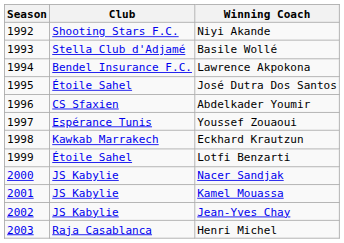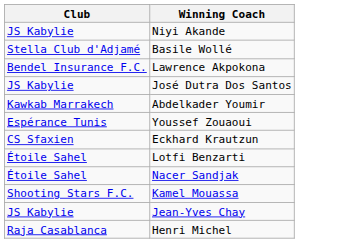- column: (27, 13)
(115, 31) Shooting Stars F.C. -> (40, 31) JS Kabylie
(92, 85) Étoile Sahel -> (40, 85) JS Kabylie
(86, 103) CS Sfaxien -> (60, 103) Kawkab Marrakech
(105, 139) Kawkab Marrakech -> (40, 139) CS Sfaxien
(86, 176) JS Kabylie -> (47, 176) Étoile Sahel
(86, 194) JS Kabylie -> (70, 194) Shooting Stars F.C.
